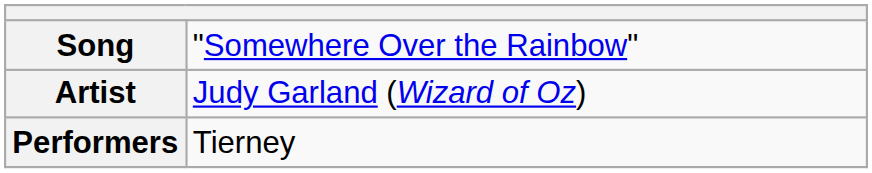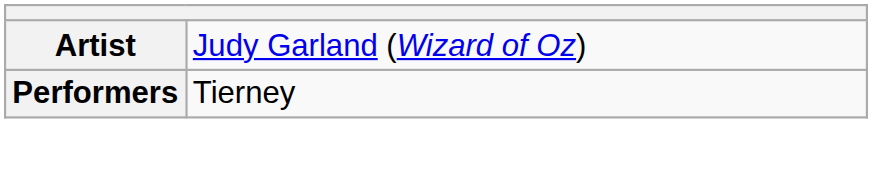- row: (95, 45)
